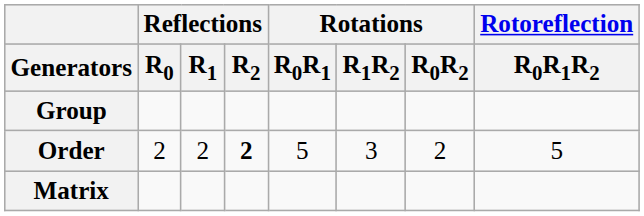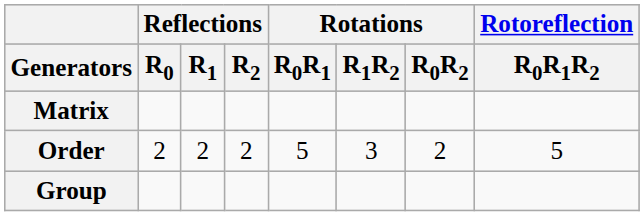rows swapped: (71, 110) <-> (71, 190)
(246, 150) bold -> (246, 150) normal
